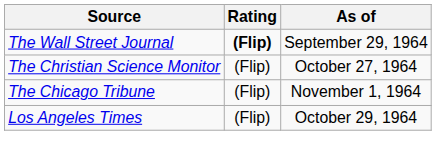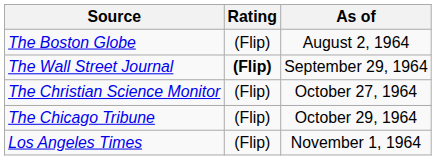+ row: (72, 42)
(356, 92) November 1, 1964 -> (356, 117) October 29, 1964
(356, 117) October 29, 1964 -> (356, 142) November 1, 1964
